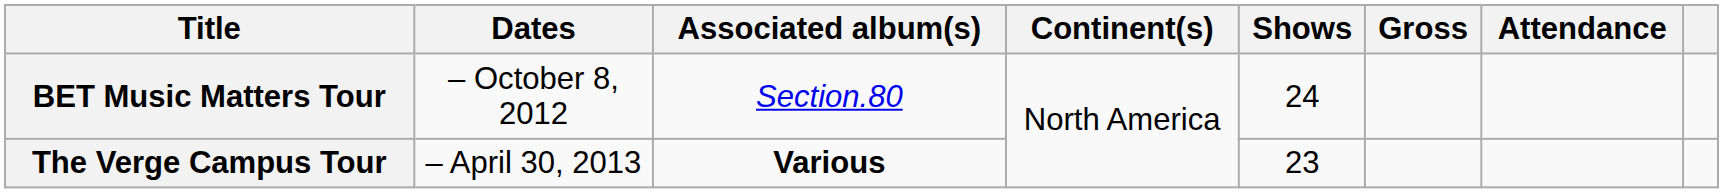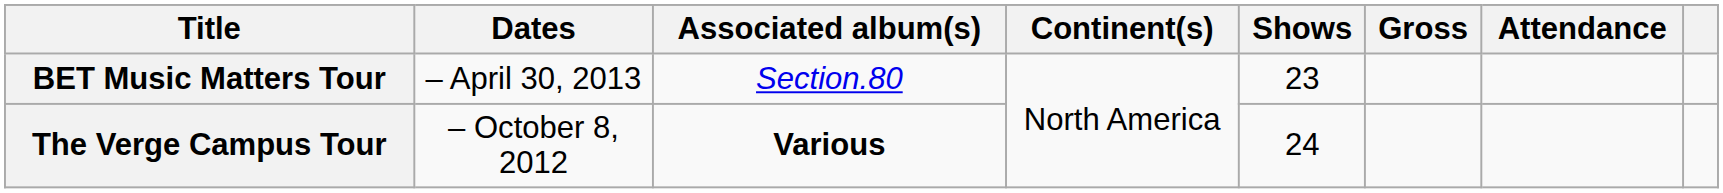(533, 95) – October 8, 2012 -> (533, 78) – April 30, 2013
(1302, 95) 24 -> (1302, 78) 23
(533, 162) – April 30, 2013 -> (533, 145) – October 8, 2012
(1302, 162) 23 -> (1302, 145) 24
